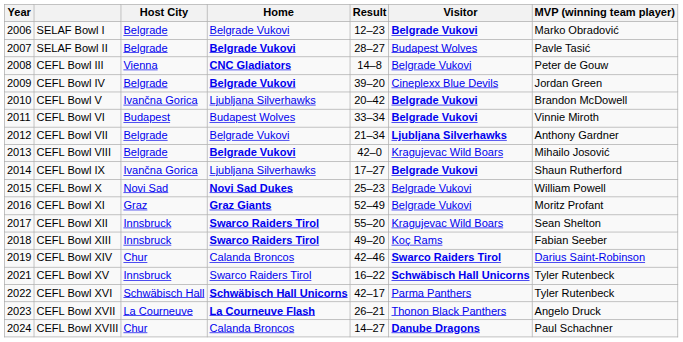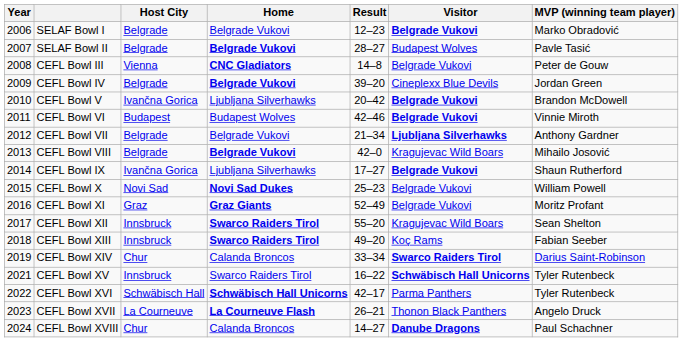(370, 118) 33–34 -> (370, 118) 42–46
(370, 258) 42–46 -> (370, 258) 33–34
